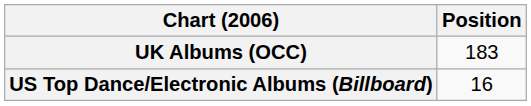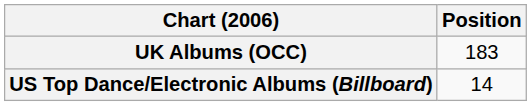(482, 84) 16 -> (482, 84) 14
